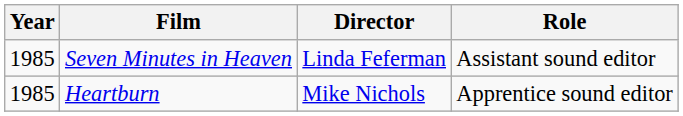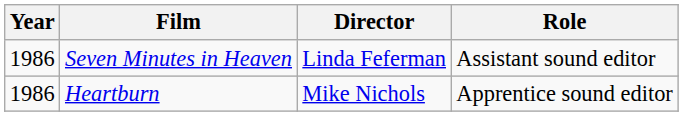(32, 57) 1985 -> (32, 57) 1986
(32, 93) 1985 -> (32, 93) 1986
